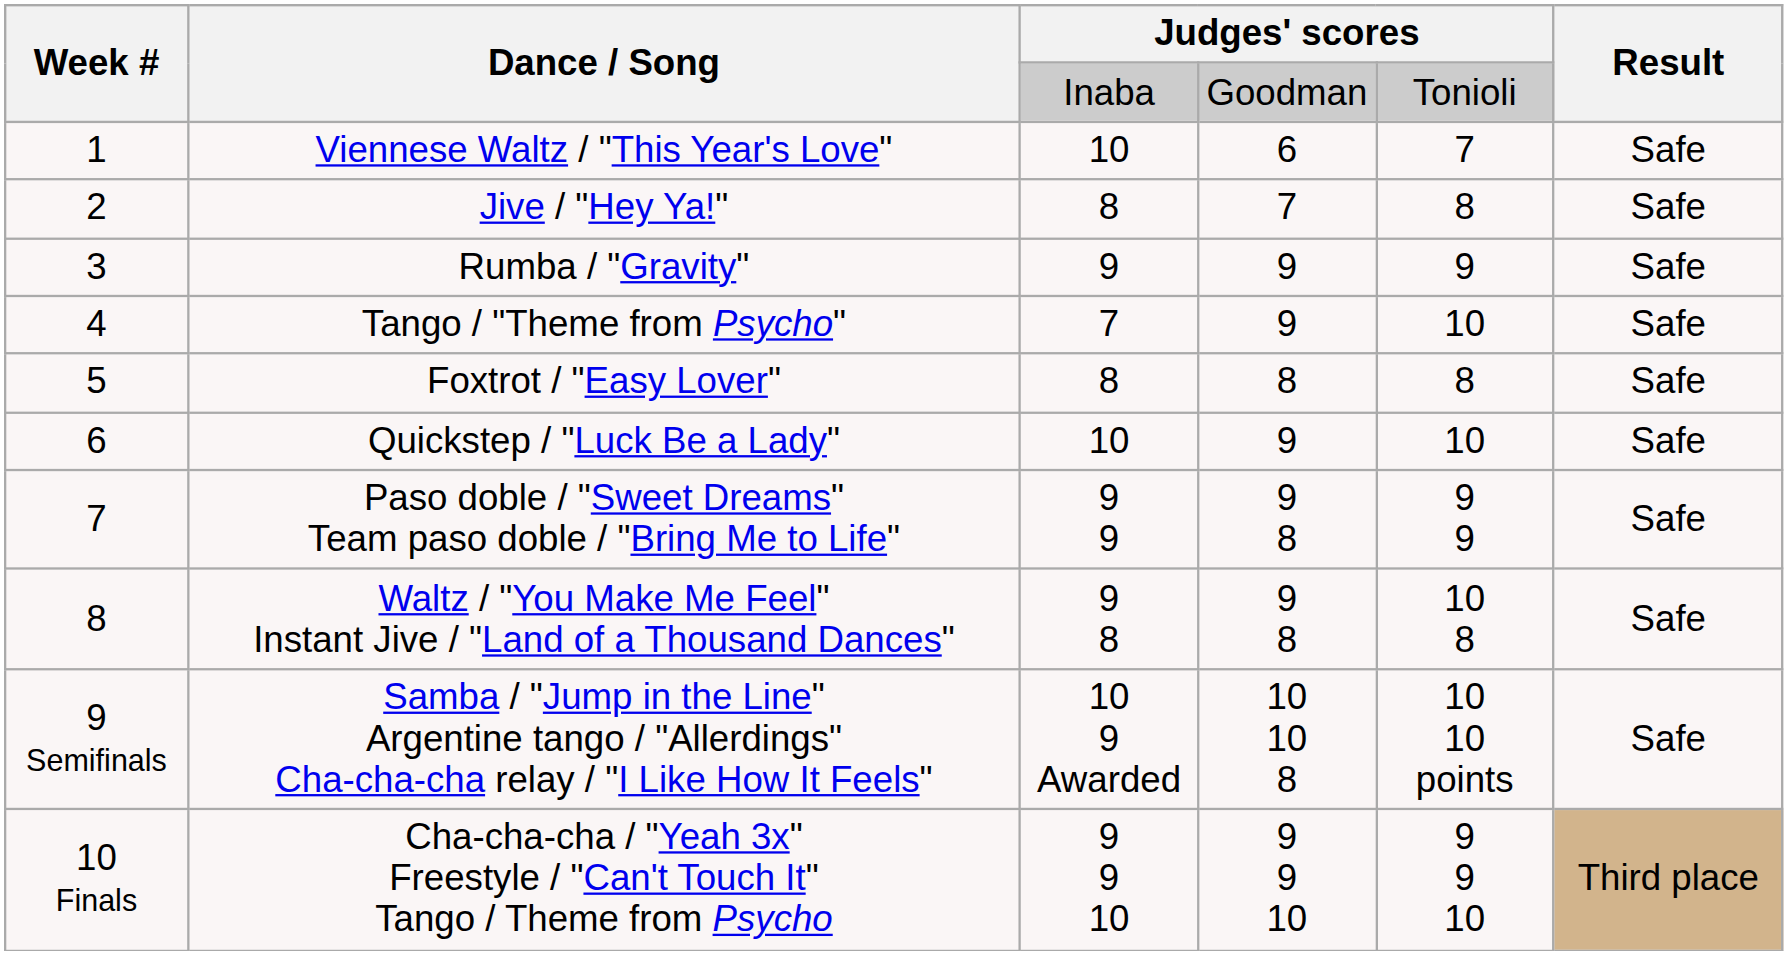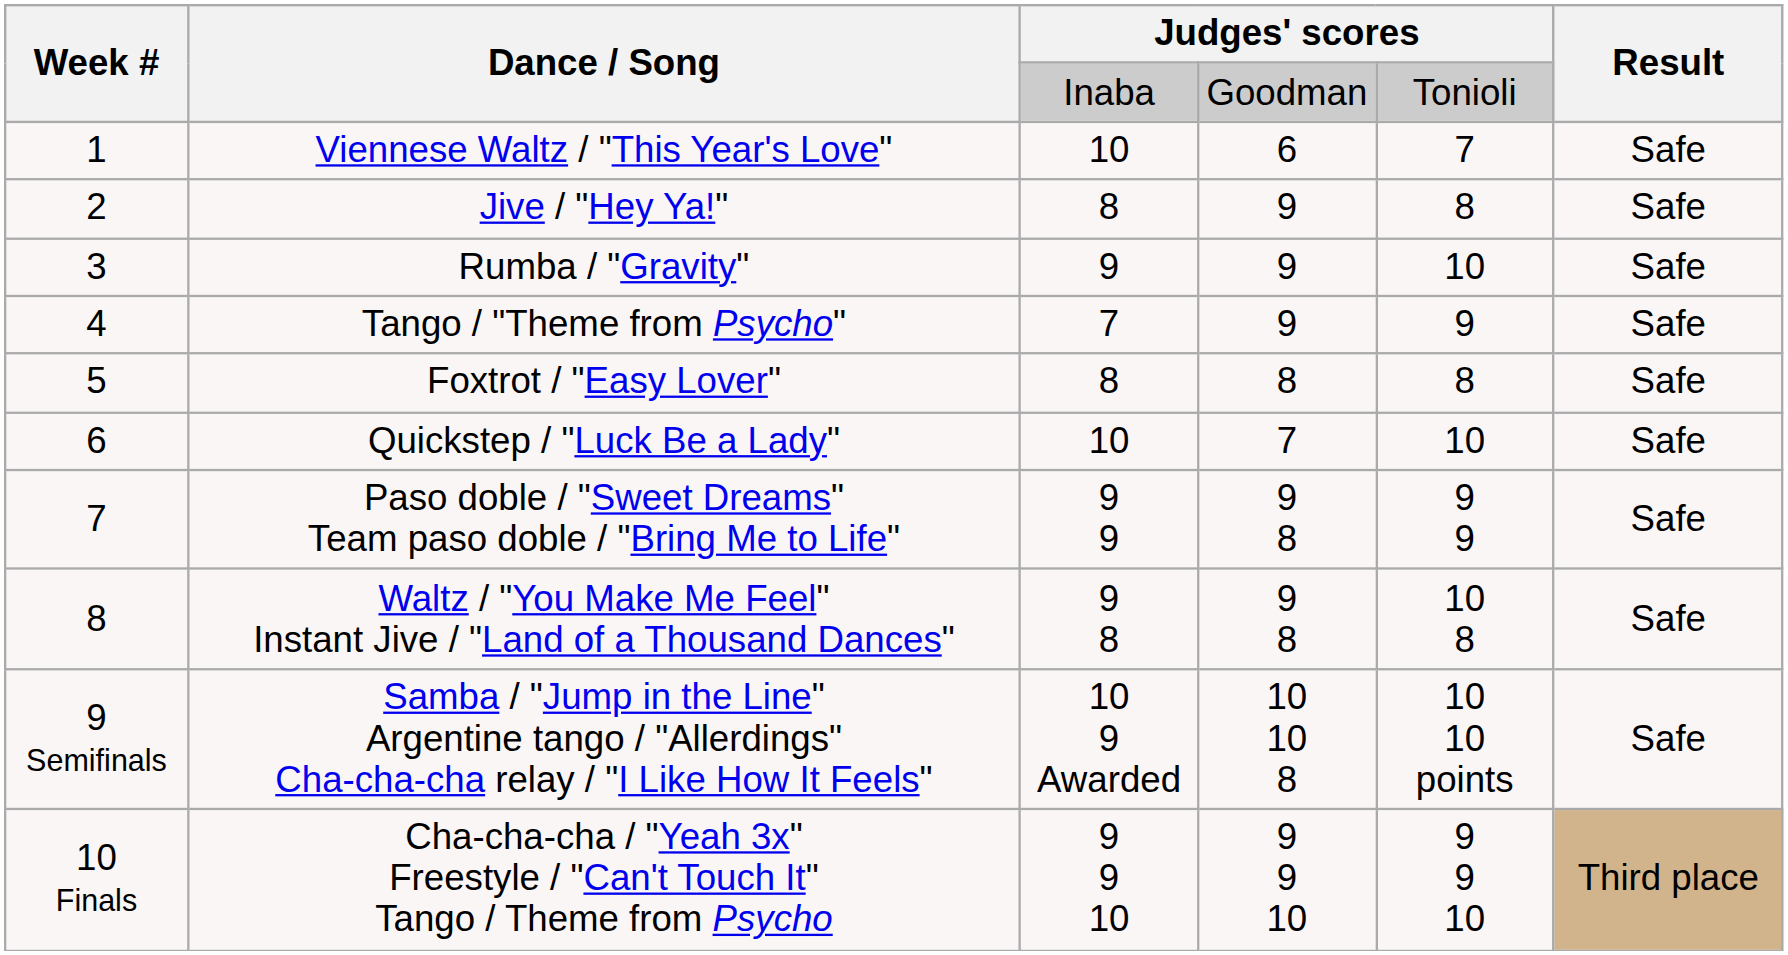(1287, 207) 7 -> (1287, 207) 9
(1465, 265) 9 -> (1465, 265) 10
(1465, 324) 10 -> (1465, 324) 9
(1287, 440) 9 -> (1287, 440) 7
